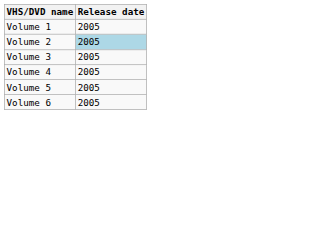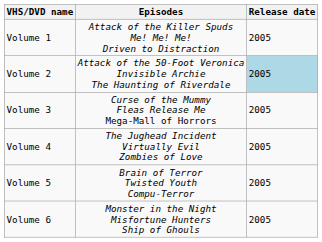+ column: (161, 12)
